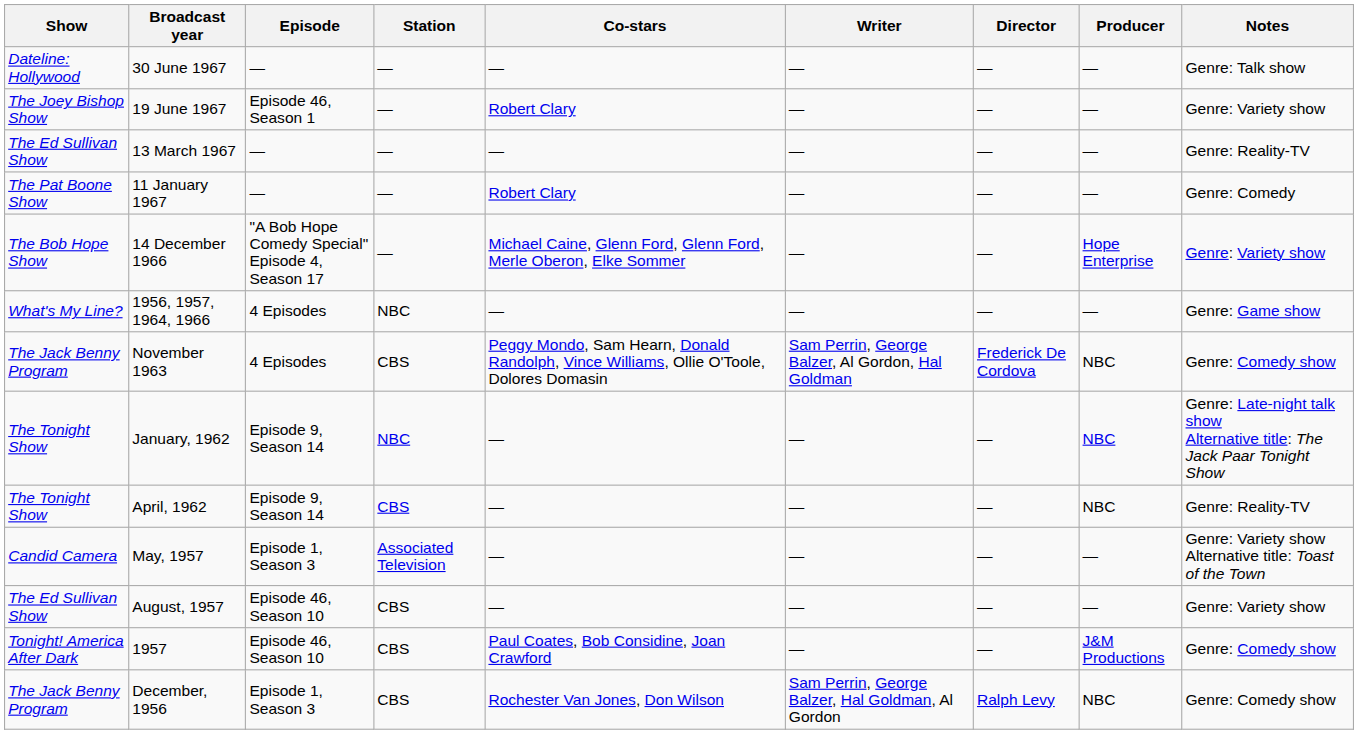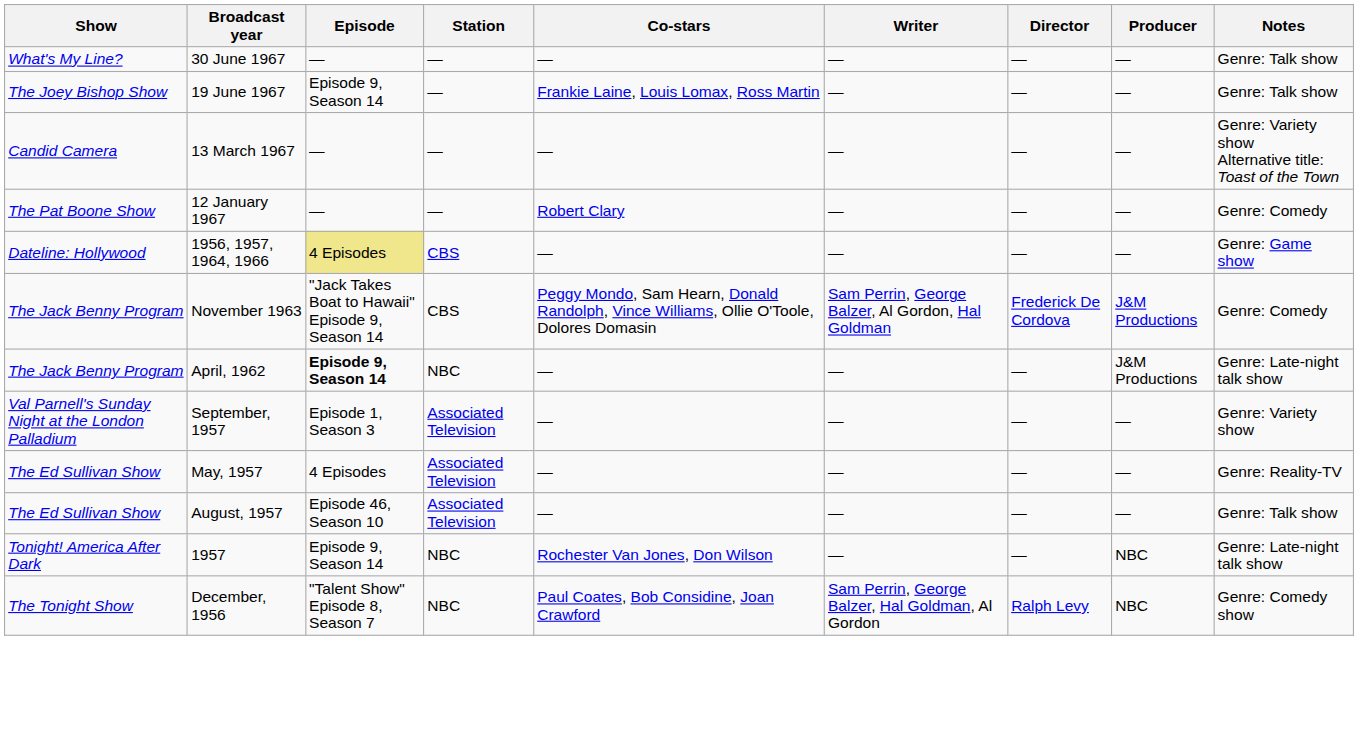(44, 68) Dateline: Hollywood -> (65, 59) What's My Line?
(291, 110) Episode 46, Season 1 -> (346, 92) Episode 9, Season 14
(532, 110) Robert Clary -> (678, 92) Frankie Laine, Louis Lomax, Ross Martin
(1255, 110) Genre: Variety show -> (1277, 92) Genre: Talk show
(63, 151) The Ed Sullivan Show -> (63, 151) Candid Camera
(1248, 151) Genre: Reality-TV -> (1278, 151) Genre: Variety show Alternative title: Toast of the Town
+ row: (230, 211)
- row: (170, 193)
- row: (179, 252)
(65, 312) What's My Line? -> (77, 252) Dateline: Hollywood
(288, 312) no background -> (347, 252) khaki background
(394, 312) NBC -> (443, 252) CBS
(288, 362) 4 Episodes -> (362, 312) "Jack Takes Boat to Hawaii" Episode 9, Season 14
(1099, 362) NBC -> (1156, 312) J&M Productions
(1261, 362) Genre: Comedy show -> (1272, 312) Genre: Comedy
- row: (181, 438)
(49, 506) The Tonight Show -> (96, 371) The Jack Benny Program
(287, 506) normal -> (348, 371) bold
(393, 506) CBS -> (444, 371) NBC
(1099, 506) NBC -> (1156, 371) J&M Productions
(1248, 506) Genre: Reality-TV -> (1278, 371) Genre: Late-night talk show
+ row: (231, 421)
(63, 557) Candid Camera -> (84, 472) The Ed Sullivan Show
(286, 557) Episode 1, Season 3 -> (347, 472) 4 Episodes
(1260, 557) Genre: Variety show Alternative title: Toast of the Town -> (1280, 472) Genre: Reality-TV
(393, 607) CBS -> (465, 513) Associated Television
(1255, 607) Genre: Variety show -> (1277, 513) Genre: Talk show
(291, 649) Episode 46, Season 10 -> (346, 555) Episode 9, Season 14
(393, 649) CBS -> (444, 555) NBC
(607, 649) Paul Coates, Bob Considine, Joan Crawford -> (655, 555) Rochester Van Jones, Don Wilson
(1124, 649) J&M Productions -> (1132, 555) NBC
(1261, 649) Genre: Comedy show -> (1278, 555) Genre: Late-night talk show
(64, 700) The Jack Benny Program -> (71, 606) The Tonight Show
(286, 700) Episode 1, Season 3 -> (357, 606) "Talent Show" Episode 8, Season 7
(393, 700) CBS -> (444, 606) NBC
(606, 700) Rochester Van Jones, Don Wilson -> (656, 606) Paul Coates, Bob Considine, Joan Crawford
